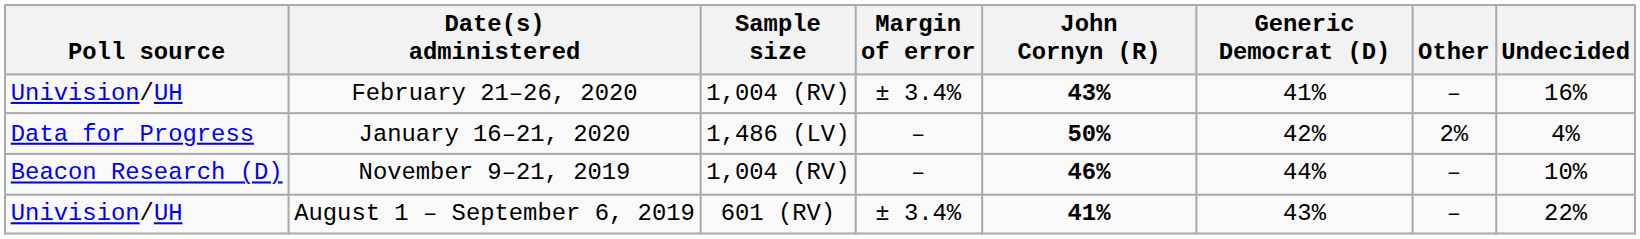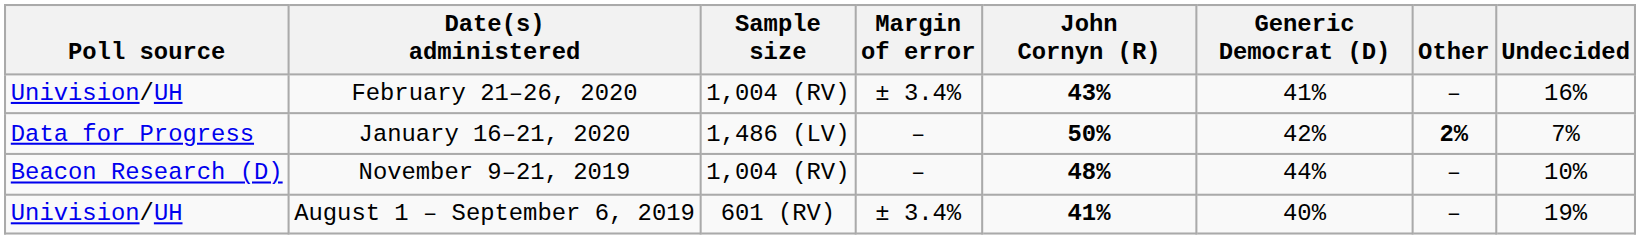(1454, 134) normal -> (1454, 134) bold
(1566, 134) 4% -> (1566, 134) 7%
(1089, 174) 46% -> (1089, 174) 48%
(1305, 214) 43% -> (1305, 214) 40%
(1566, 214) 22% -> (1566, 214) 19%
